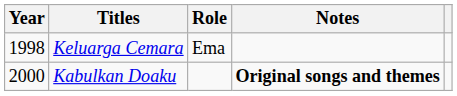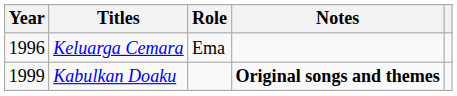(27, 47) 1998 -> (27, 47) 1996
(27, 76) 2000 -> (27, 76) 1999
